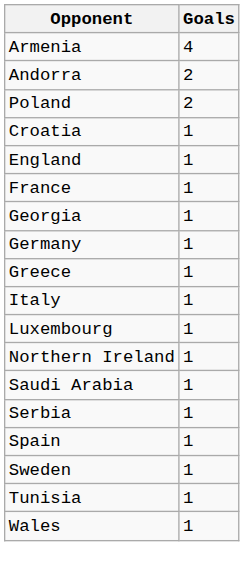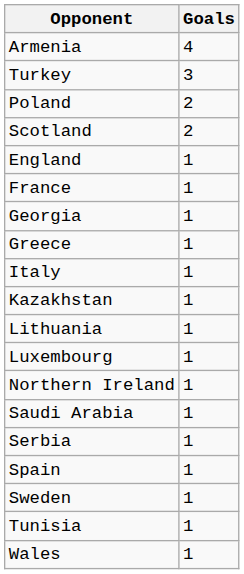+ row: (40, 75)
- row: (45, 75)
+ row: (50, 131)
- row: (45, 131)
- row: (45, 244)
+ row: (61, 301)
+ row: (55, 329)
